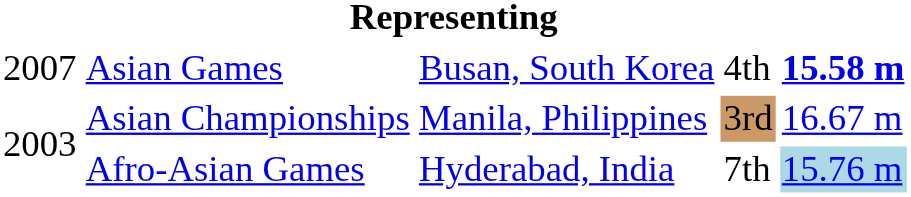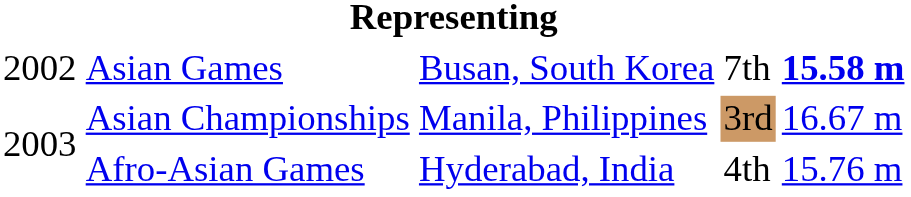(40, 67) 2007 -> (40, 67) 2002
(747, 67) 4th -> (747, 67) 7th
(747, 168) 7th -> (747, 168) 4th
(842, 168) lightblue background -> (842, 168) no background
